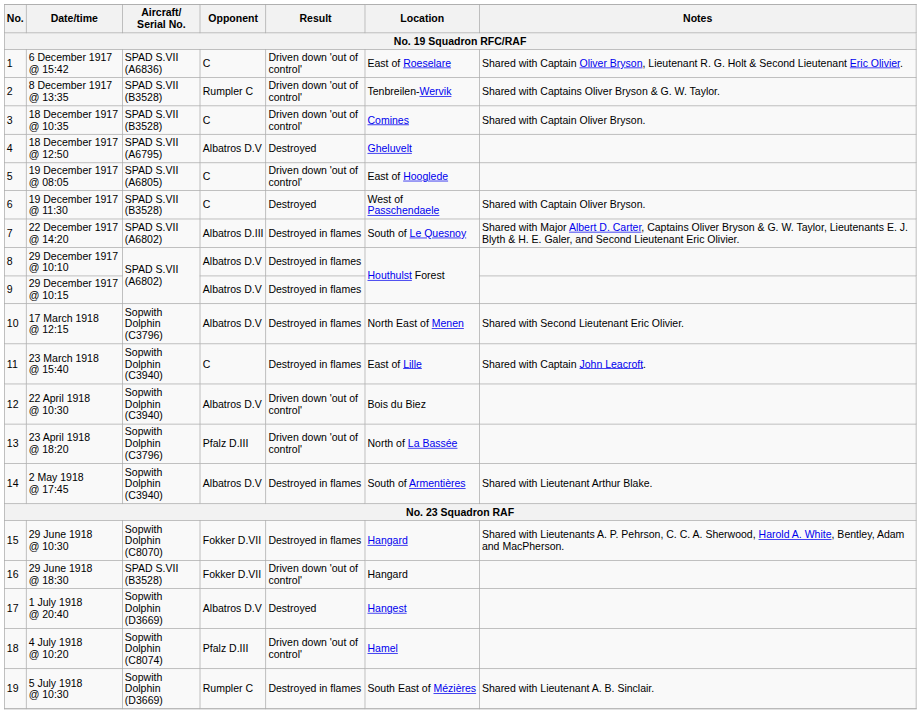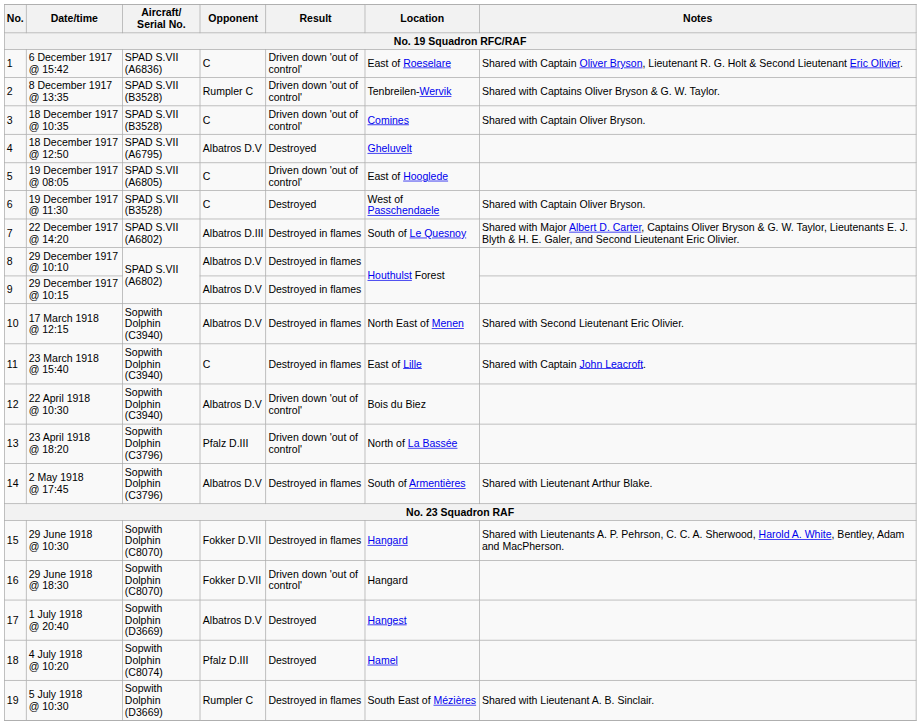(144, 324) Sopwith Dolphin (C3796) -> (144, 324) Sopwith Dolphin (C3940)
(144, 484) Sopwith Dolphin (C3940) -> (144, 484) Sopwith Dolphin (C3796)
(152, 575) SPAD S.VII (B3528) -> (144, 581) Sopwith Dolphin (C8070)
(313, 649) Driven down 'out of control' -> (292, 661) Destroyed
